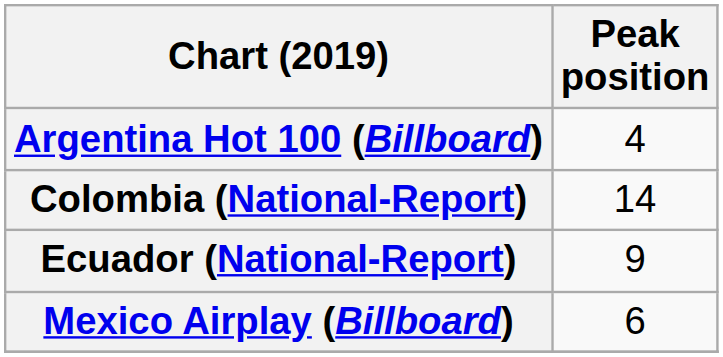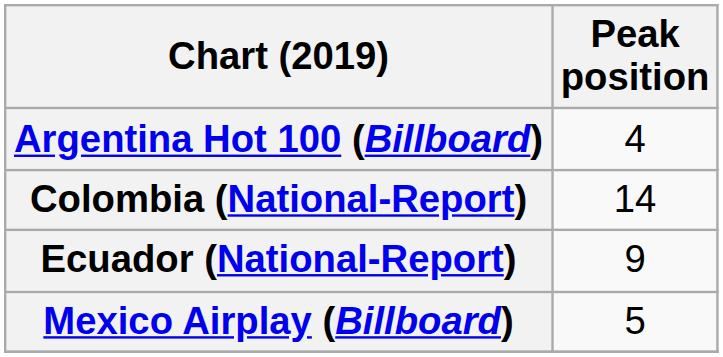(635, 320) 6 -> (635, 320) 5
